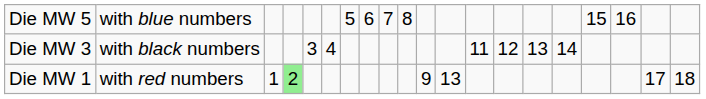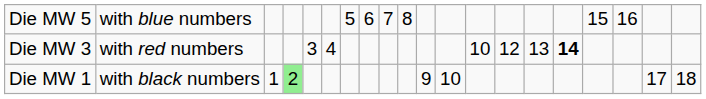(180, 49) with black numbers -> (172, 49) with red numbers
(479, 49) 11 -> (480, 49) 10
(567, 49) normal -> (568, 49) bold
(172, 78) with red numbers -> (180, 78) with black numbers
(450, 78) 13 -> (450, 78) 10
